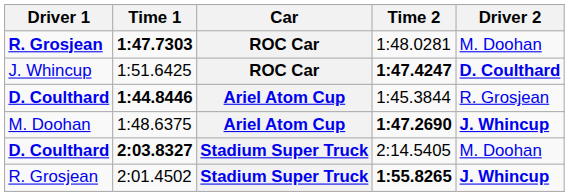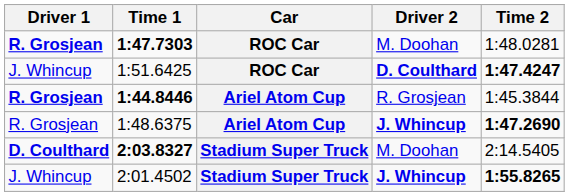columns swapped: (510, 17) <-> (414, 17)
(59, 97) D. Coulthard -> (56, 97) R. Grosjean
(49, 124) M. Doohan -> (53, 124) R. Grosjean
(53, 177) R. Grosjean -> (50, 177) J. Whincup
